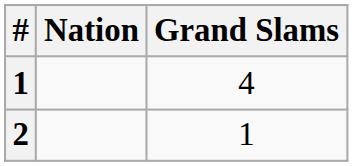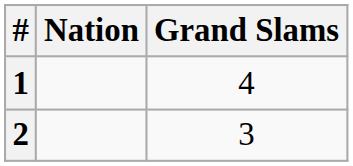(247, 134) 1 -> (247, 134) 3
